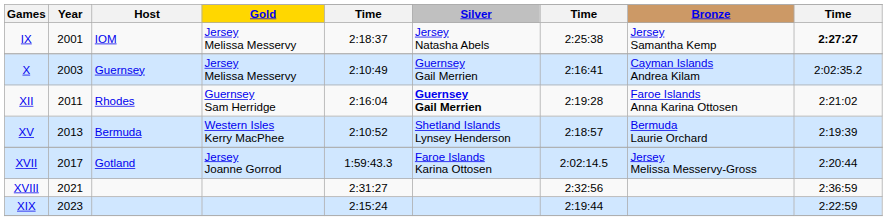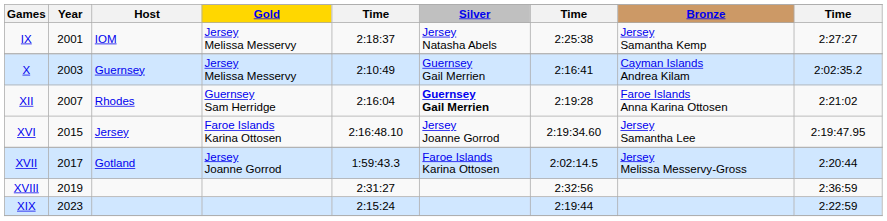(838, 38) bold -> (838, 38) normal
(70, 101) 2011 -> (70, 101) 2007
- row: (26, 132)
+ row: (26, 132)
(70, 188) 2021 -> (70, 188) 2019
